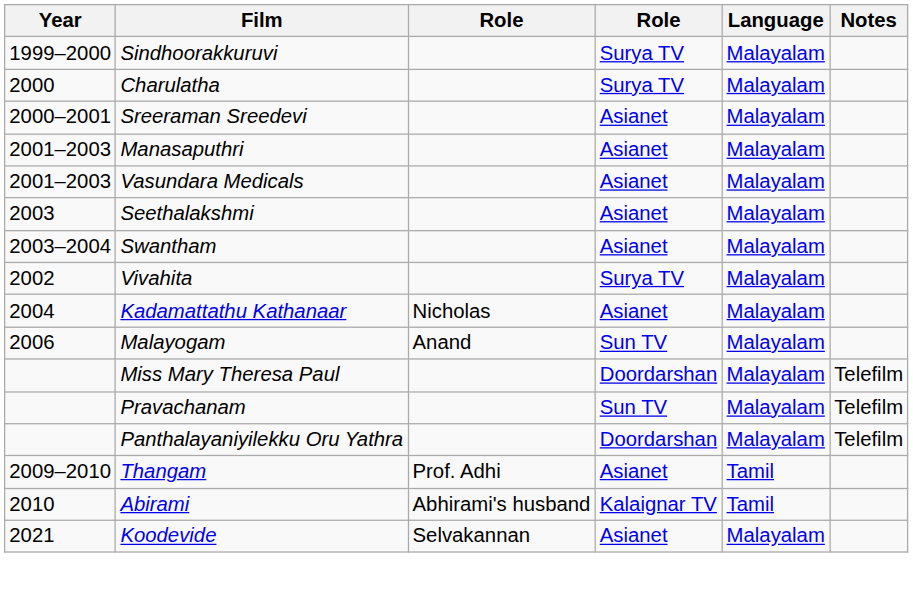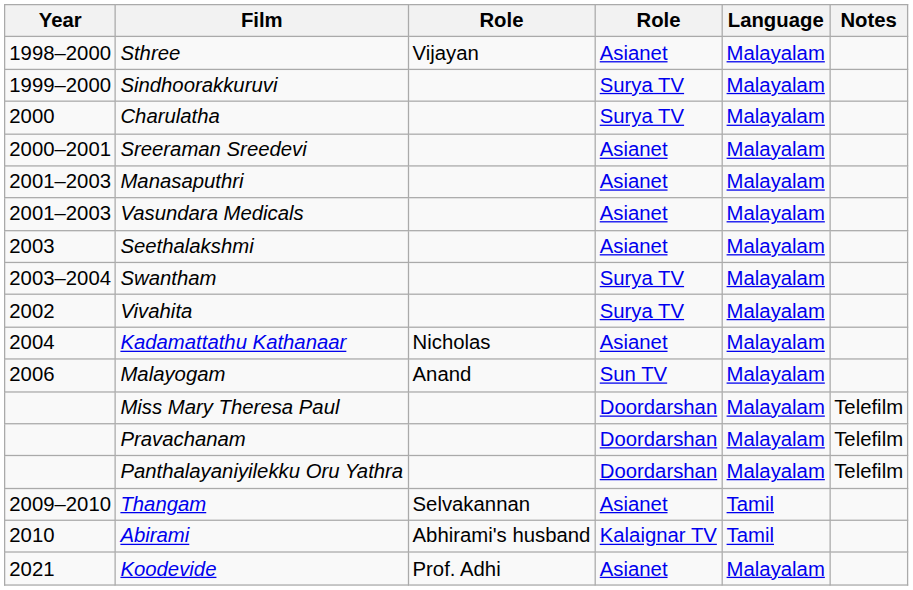+ row: (150, 52)
(634, 246) Asianet -> (642, 278) Surya TV
(633, 407) Sun TV -> (658, 439) Doordarshan
(457, 471) Prof. Adhi -> (471, 504) Selvakannan
(471, 536) Selvakannan -> (457, 568) Prof. Adhi
